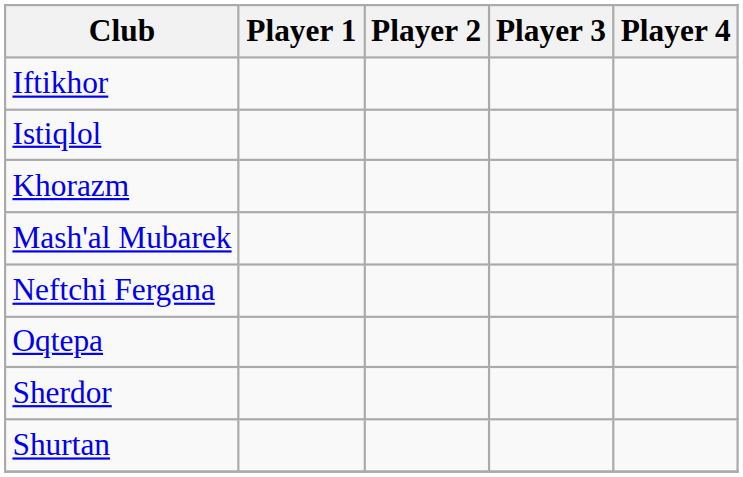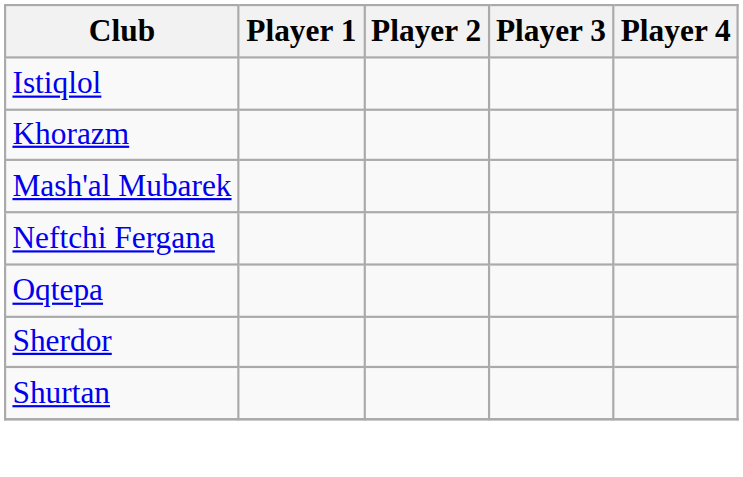- row: (60, 82)
